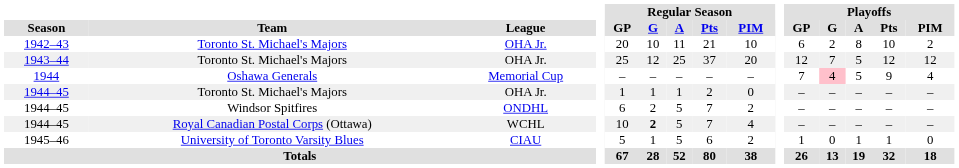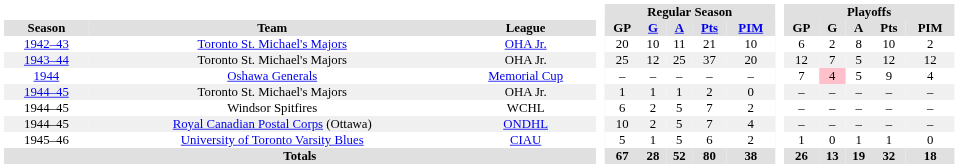(526, 108) ONDHL -> (526, 108) WCHL
(526, 124) WCHL -> (526, 124) ONDHL
(653, 124) bold -> (653, 124) normal
